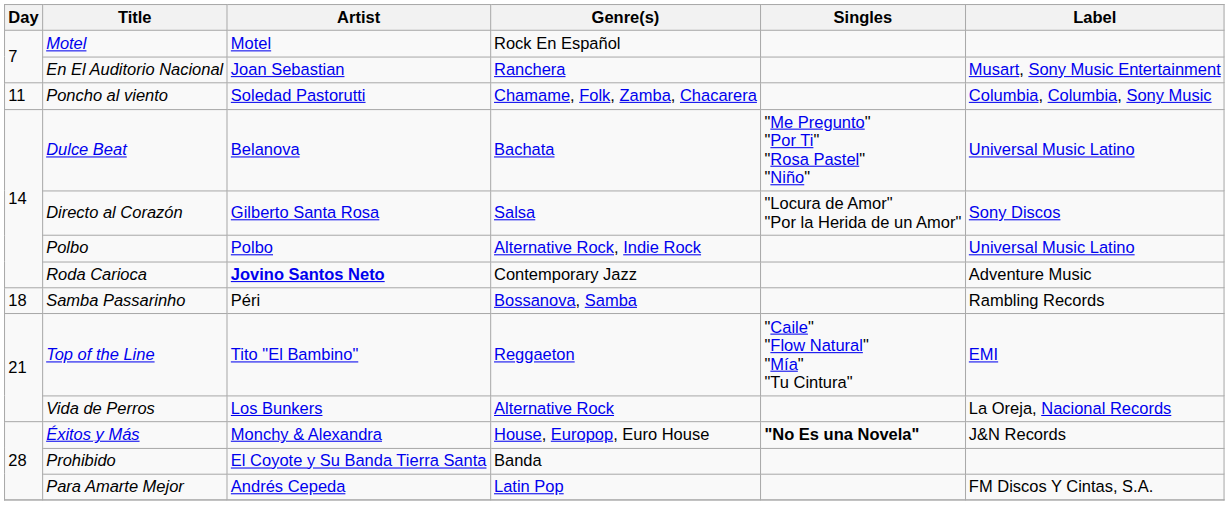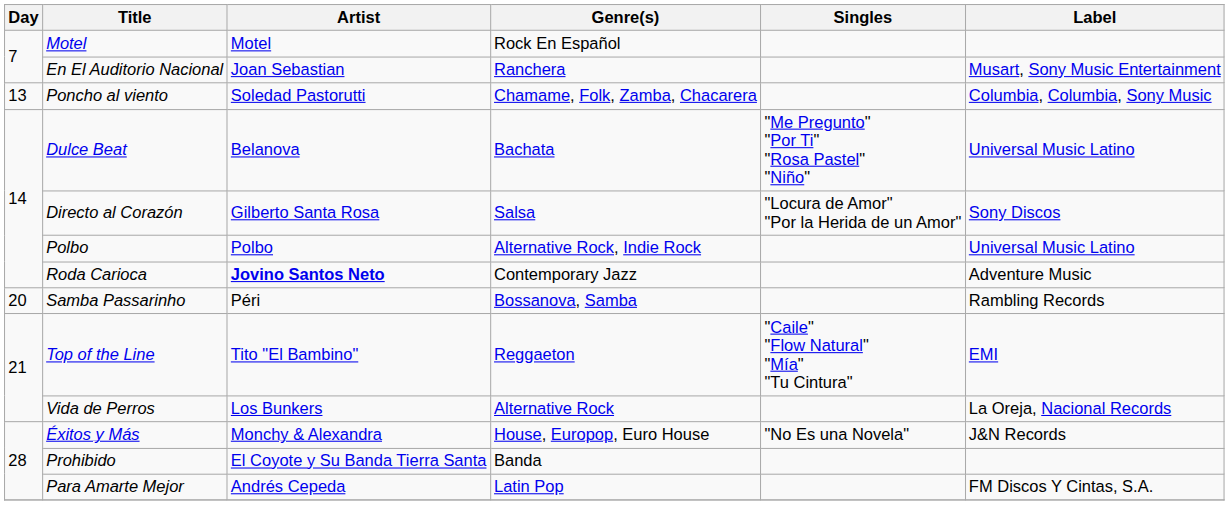(17, 95) 11 -> (17, 95) 13
(17, 300) 18 -> (17, 300) 20
(842, 434) bold -> (837, 434) normal
